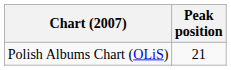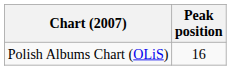(199, 53) 21 -> (199, 53) 16
